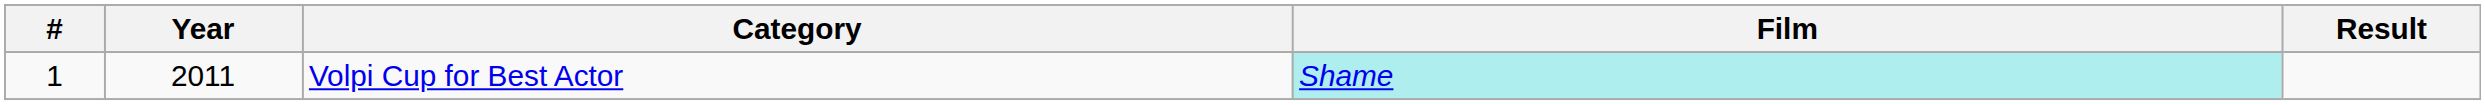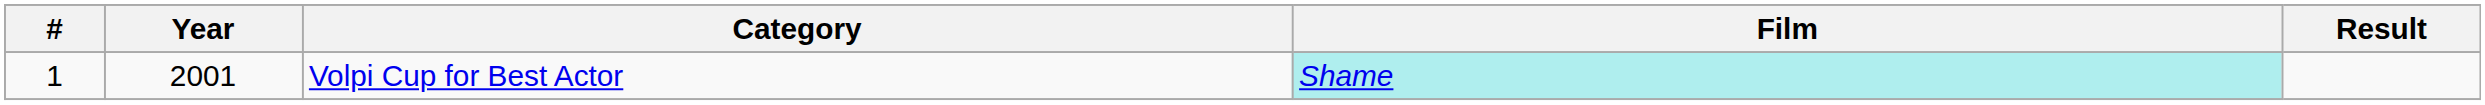(203, 76) 2011 -> (203, 76) 2001
